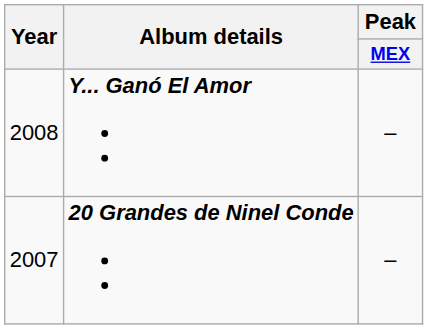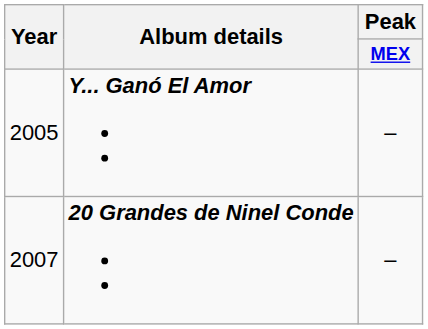(34, 132) 2008 -> (34, 132) 2005
